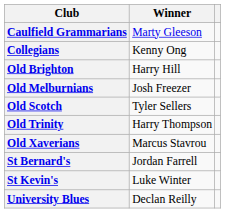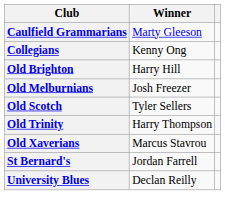- row: (33, 180)
